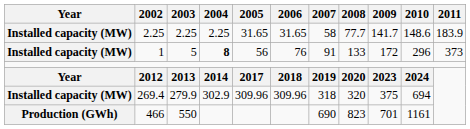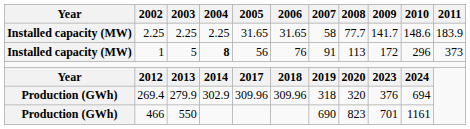(357, 52) 133 -> (357, 52) 113
(69, 95) Installed capacity (MW) -> (69, 95) Production (GWh)
(389, 95) 375 -> (389, 95) 376
